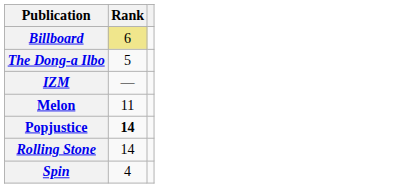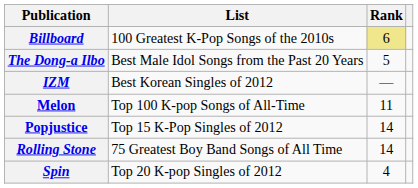+ column: (237, 15)
(128, 127) bold -> (386, 127) normal
